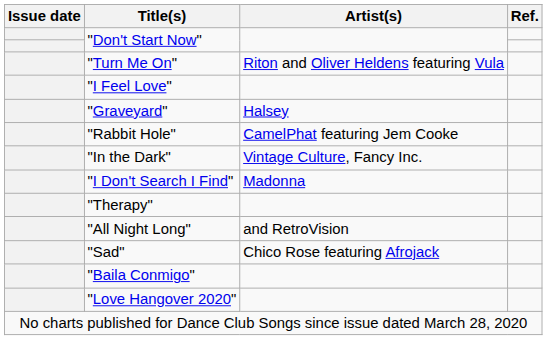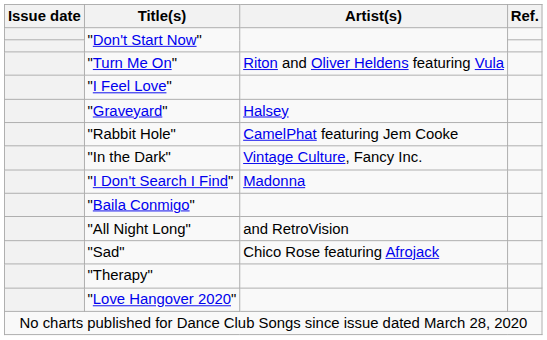rows swapped: (141, 275) <-> (120, 205)
